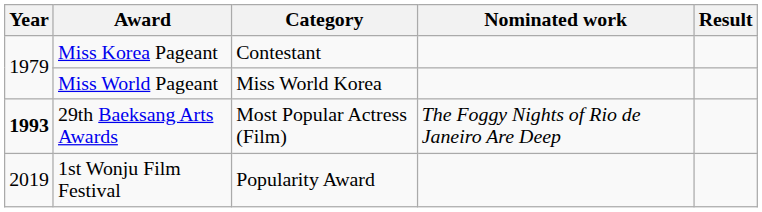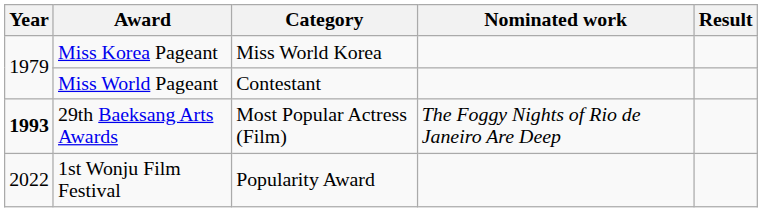(279, 51) Contestant -> (309, 51) Miss World Korea
(309, 83) Miss World Korea -> (279, 83) Contestant
(29, 179) 2019 -> (29, 179) 2022
